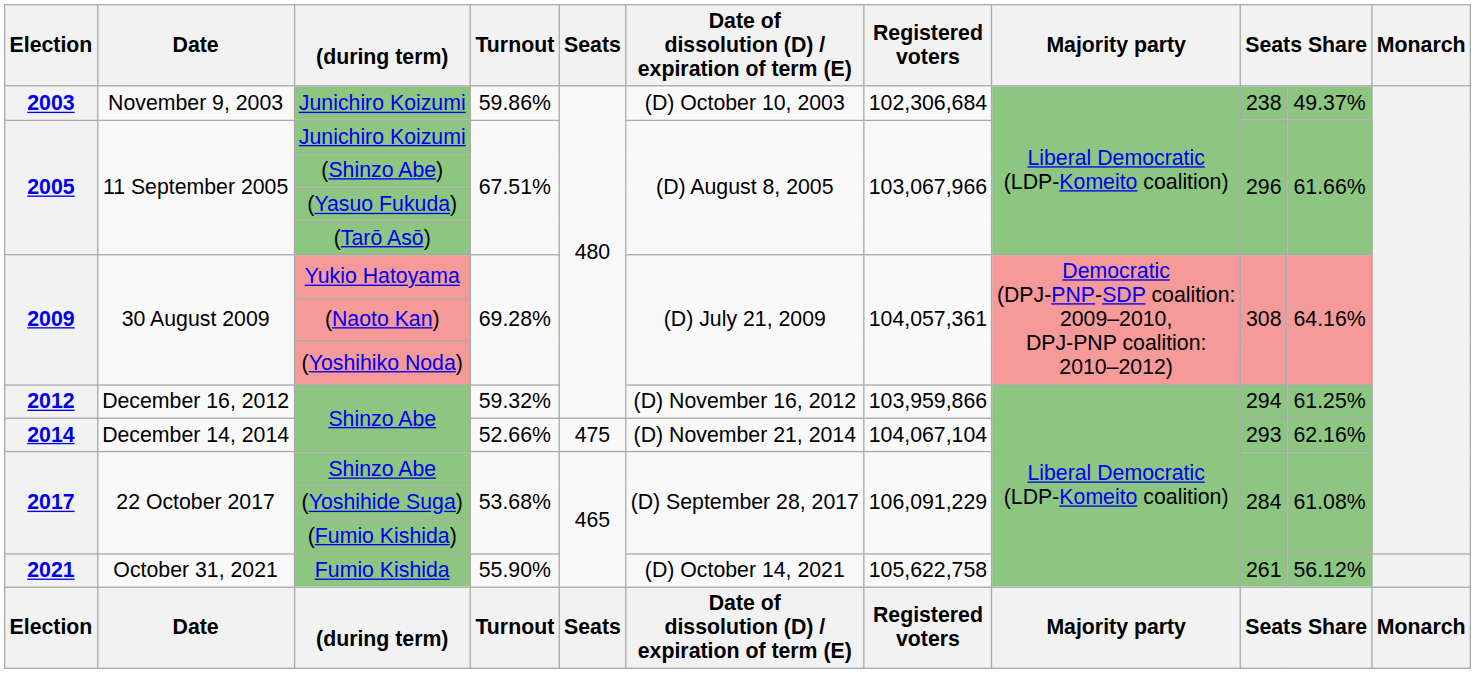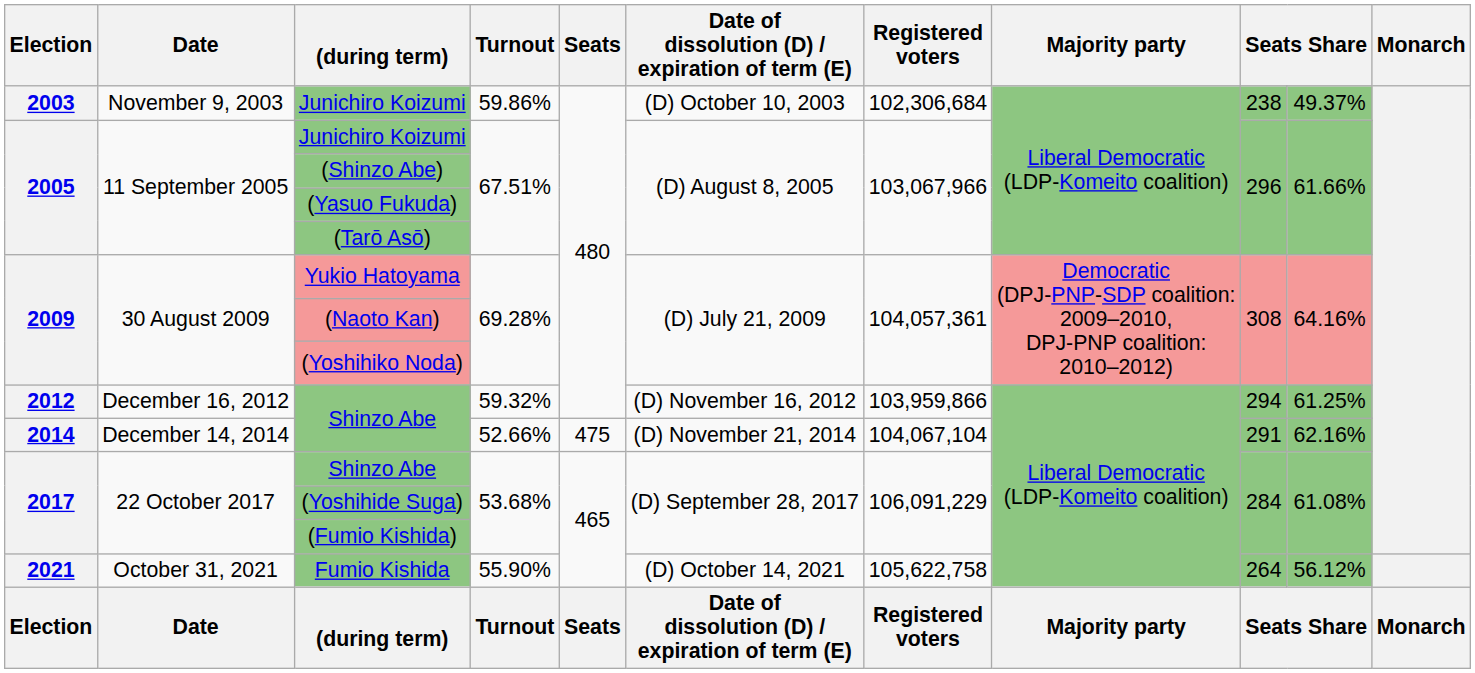(1264, 435) 293 -> (1264, 435) 291
(1264, 569) 261 -> (1264, 569) 264
